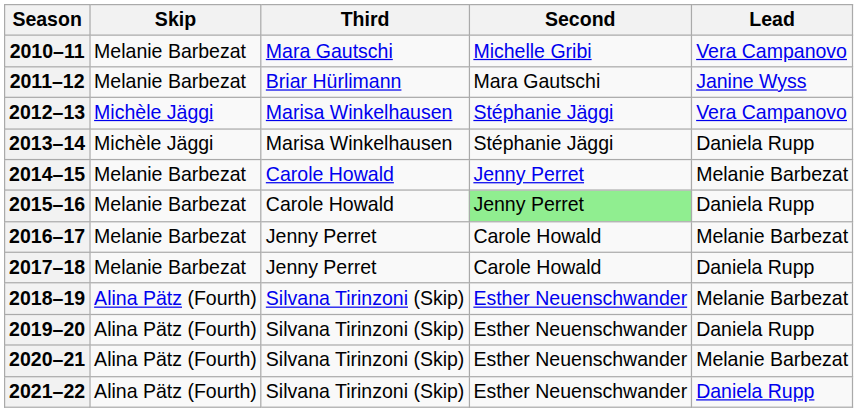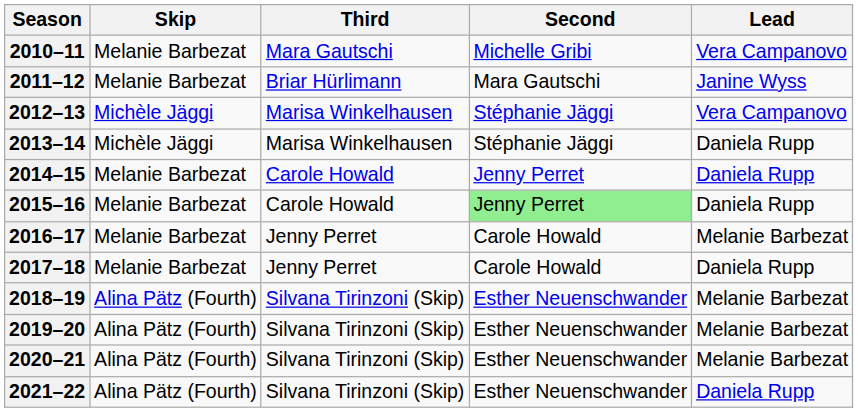(772, 174) Melanie Barbezat -> (755, 174) Daniela Rupp
(755, 329) Daniela Rupp -> (772, 329) Melanie Barbezat
